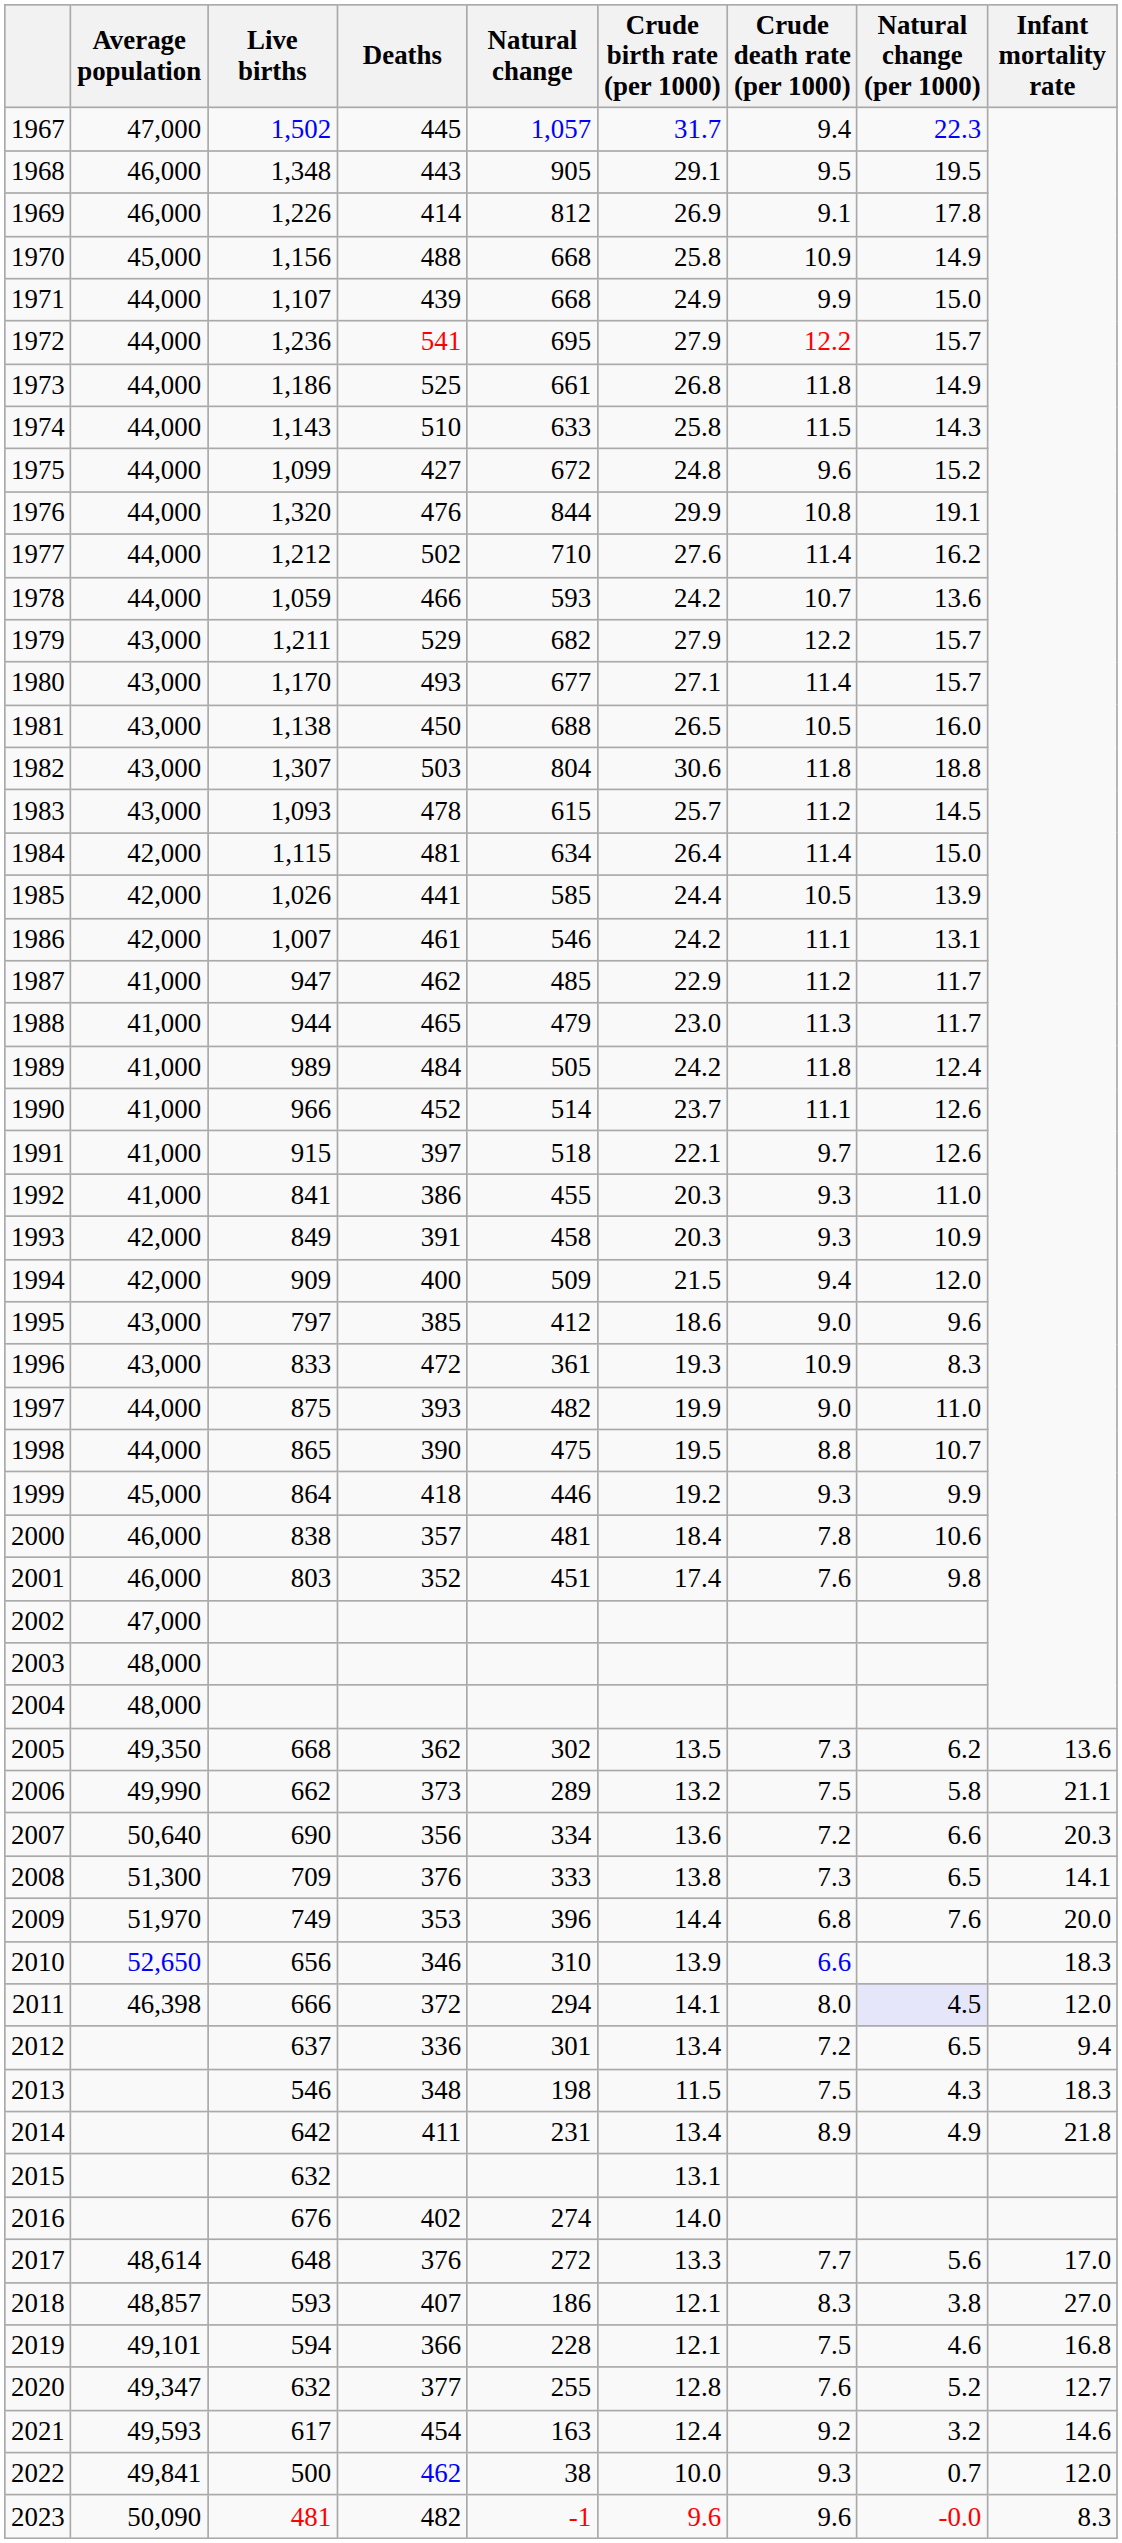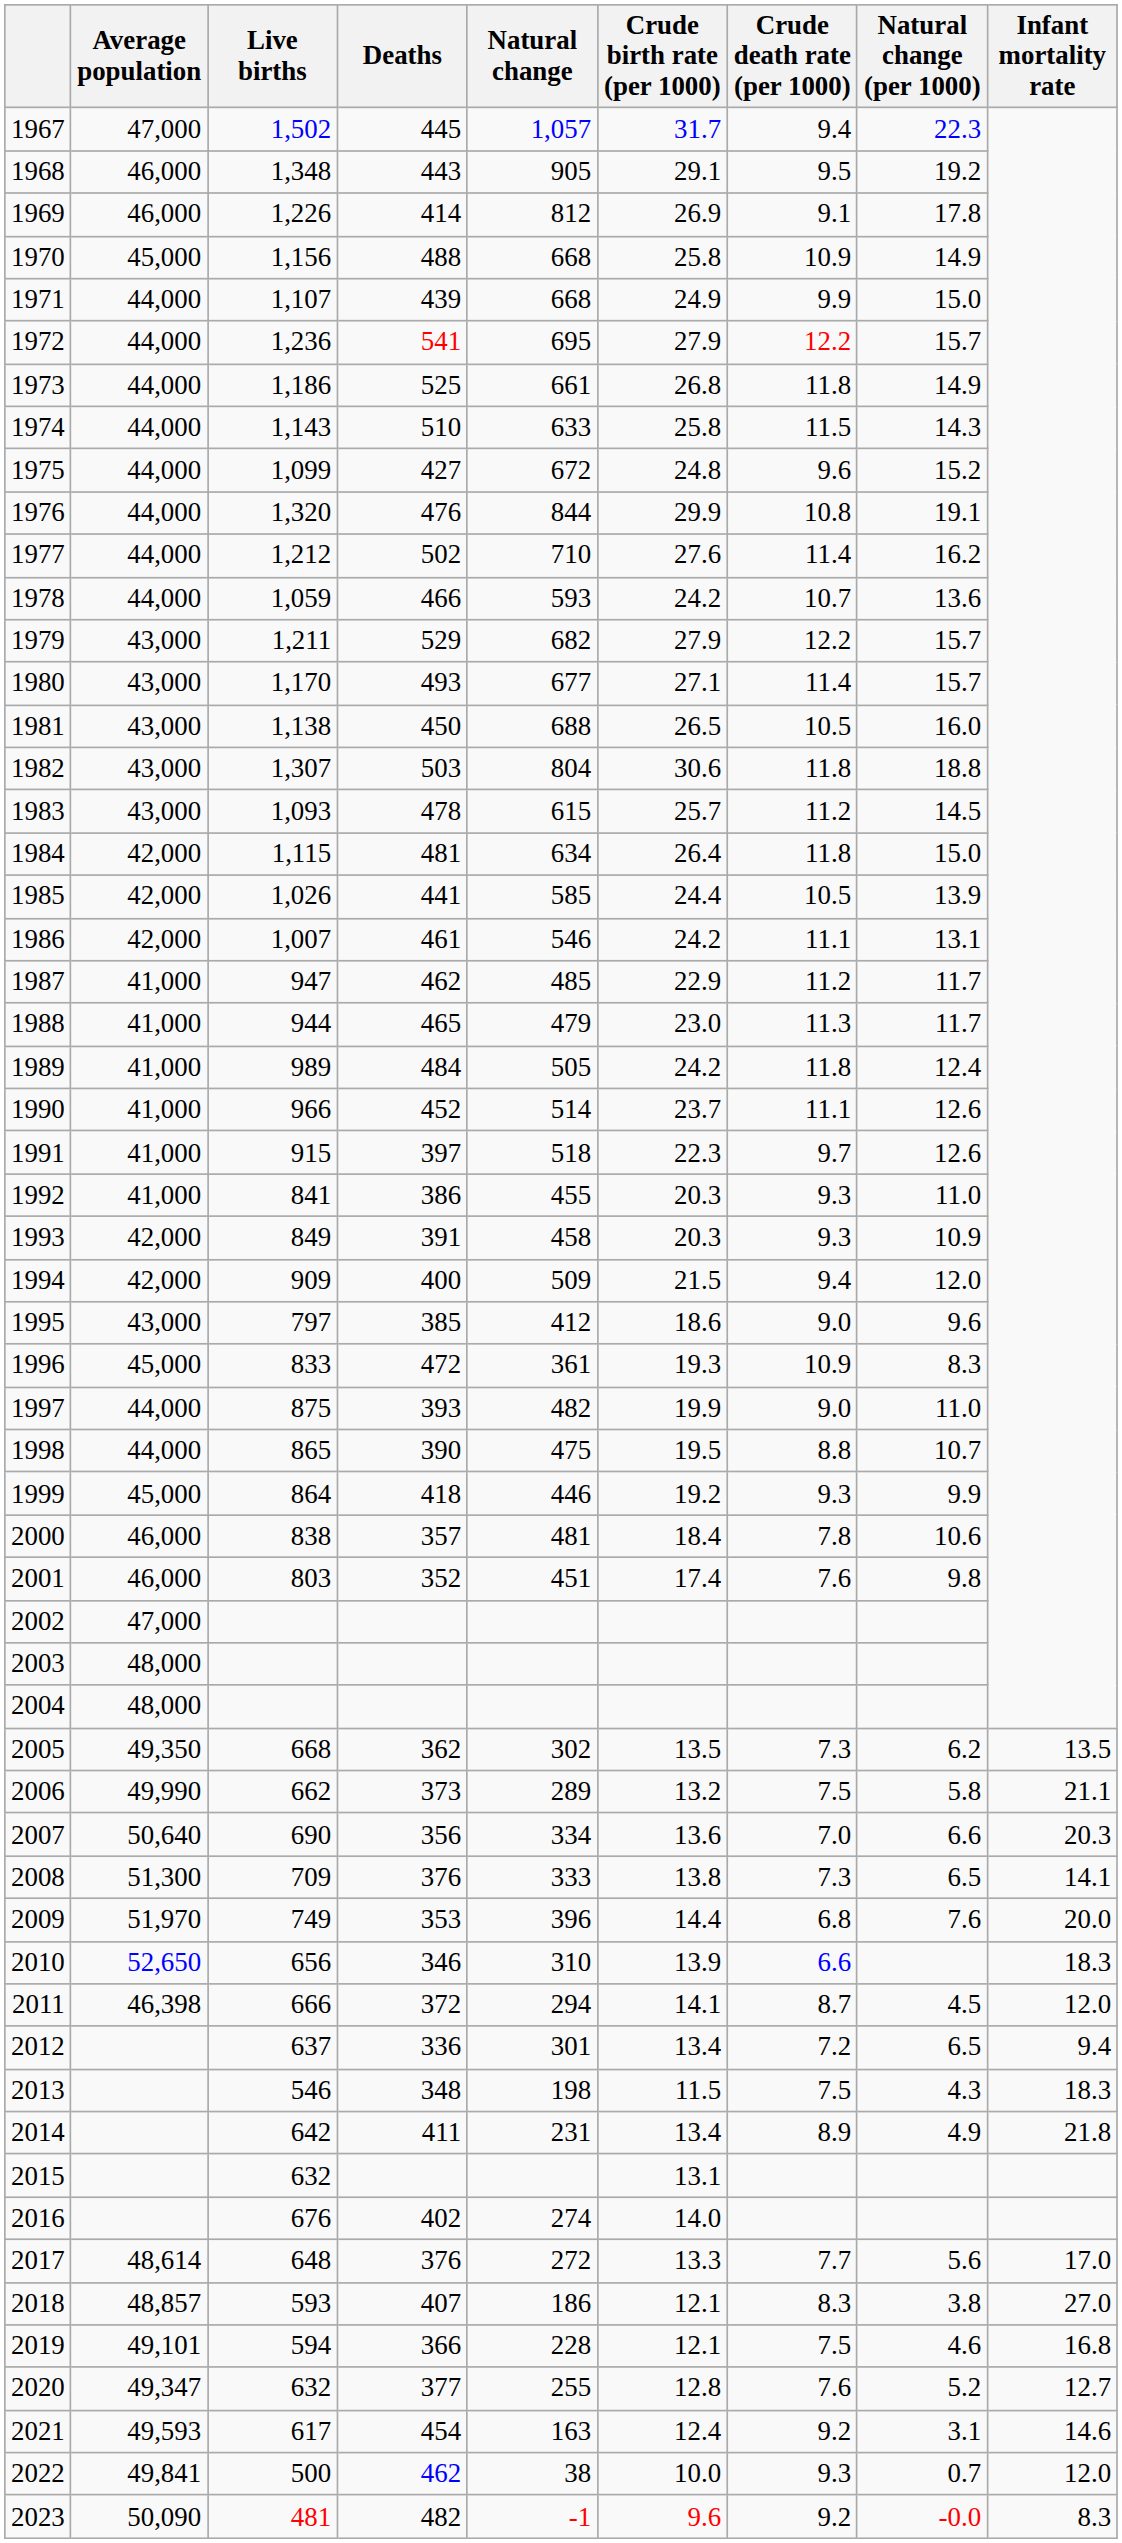(958, 171) 19.5 -> (958, 171) 19.2
(828, 853) 11.4 -> (828, 853) 11.8
(698, 1152) 22.1 -> (698, 1152) 22.3
(164, 1365) 43,000 -> (164, 1365) 45,000
(1088, 1748) 13.6 -> (1088, 1748) 13.5
(834, 1834) 7.2 -> (834, 1834) 7.0
(834, 2004) 8.0 -> (834, 2004) 8.7
(964, 2004) lavender background -> (964, 2004) no background
(964, 2430) 3.2 -> (964, 2430) 3.1
(834, 2516) 9.6 -> (834, 2516) 9.2
